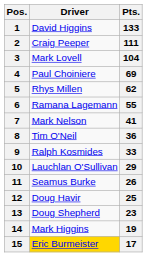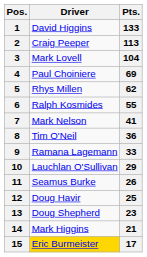(131, 43) 111 -> (131, 43) 113
(75, 105) Ramana Lagemann -> (67, 105) Ralph Kosmides
(67, 151) Ralph Kosmides -> (75, 151) Ramana Lagemann
(131, 228) 19 -> (131, 228) 21
